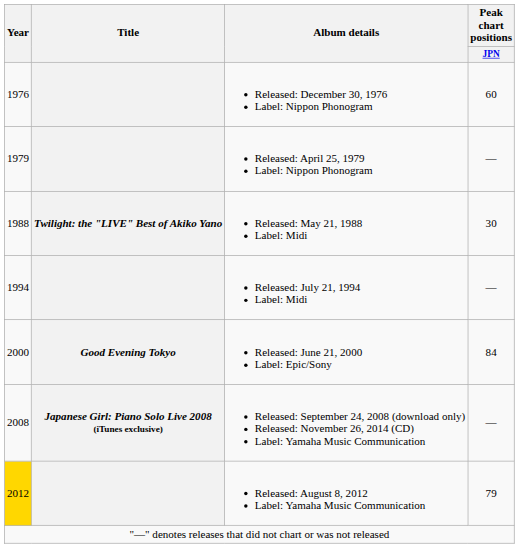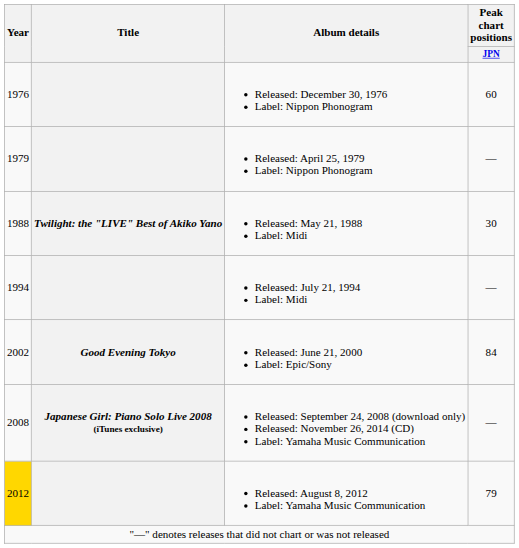(18, 352) 2000 -> (18, 352) 2002
